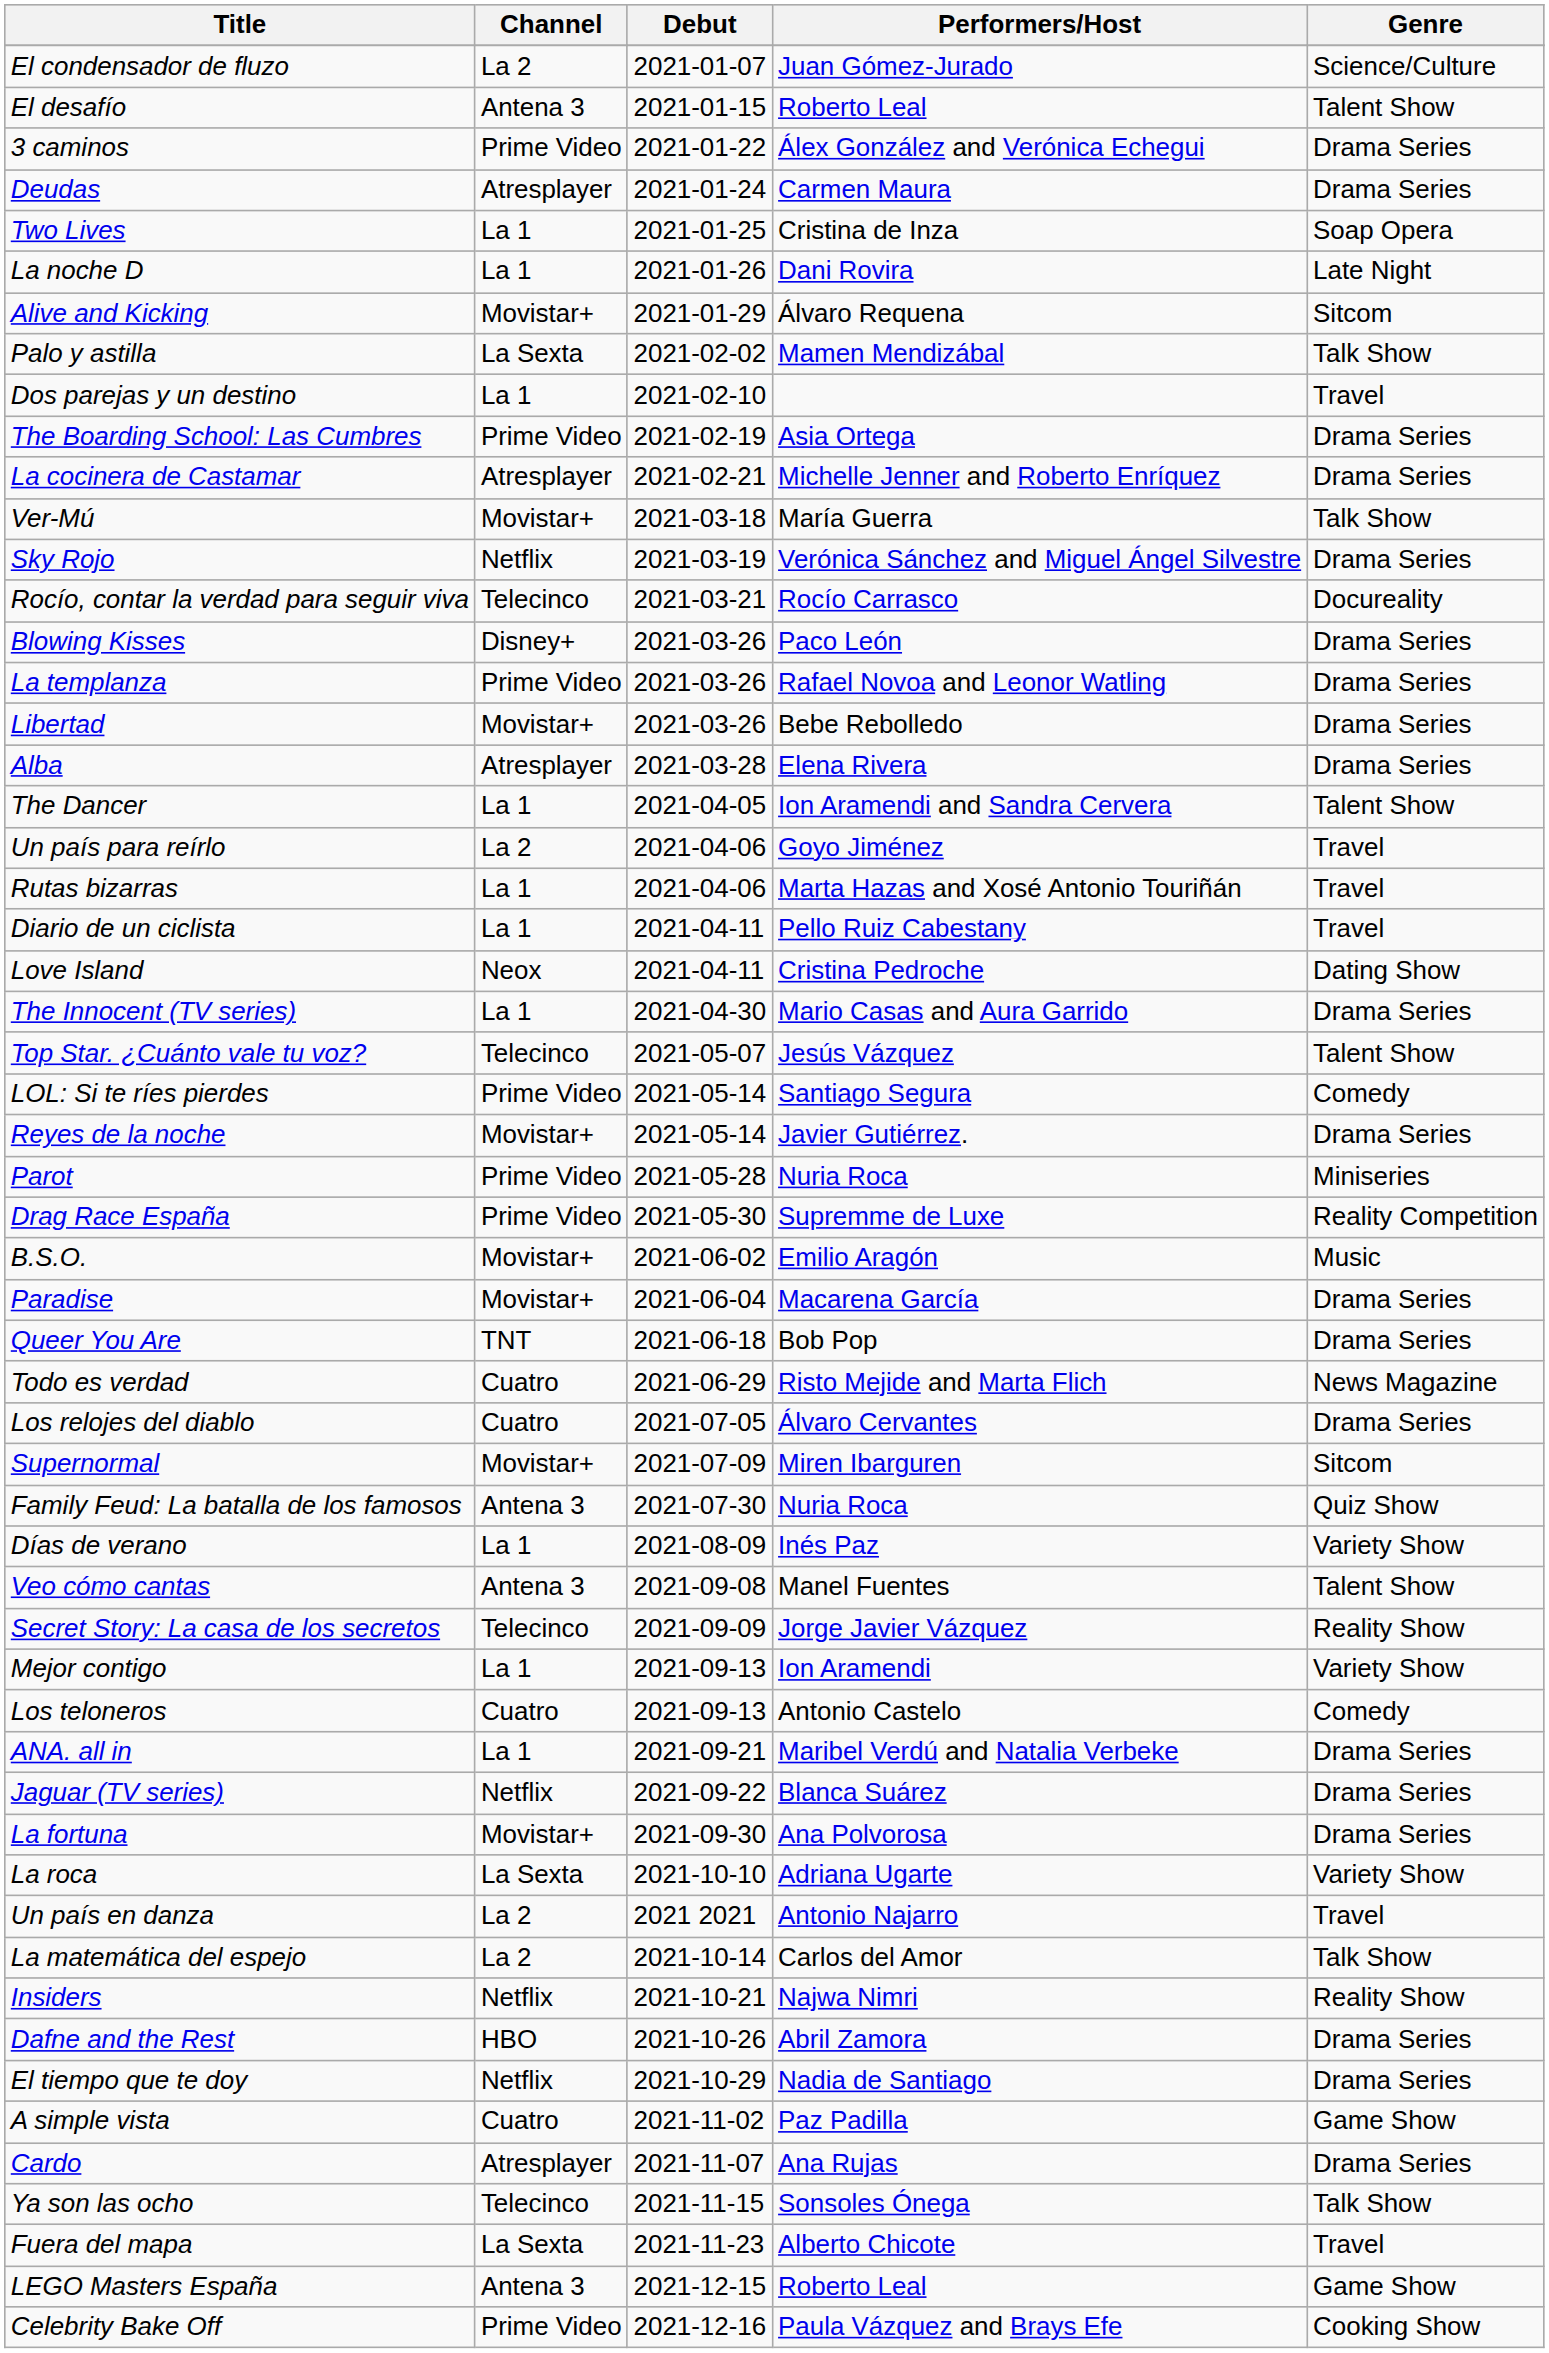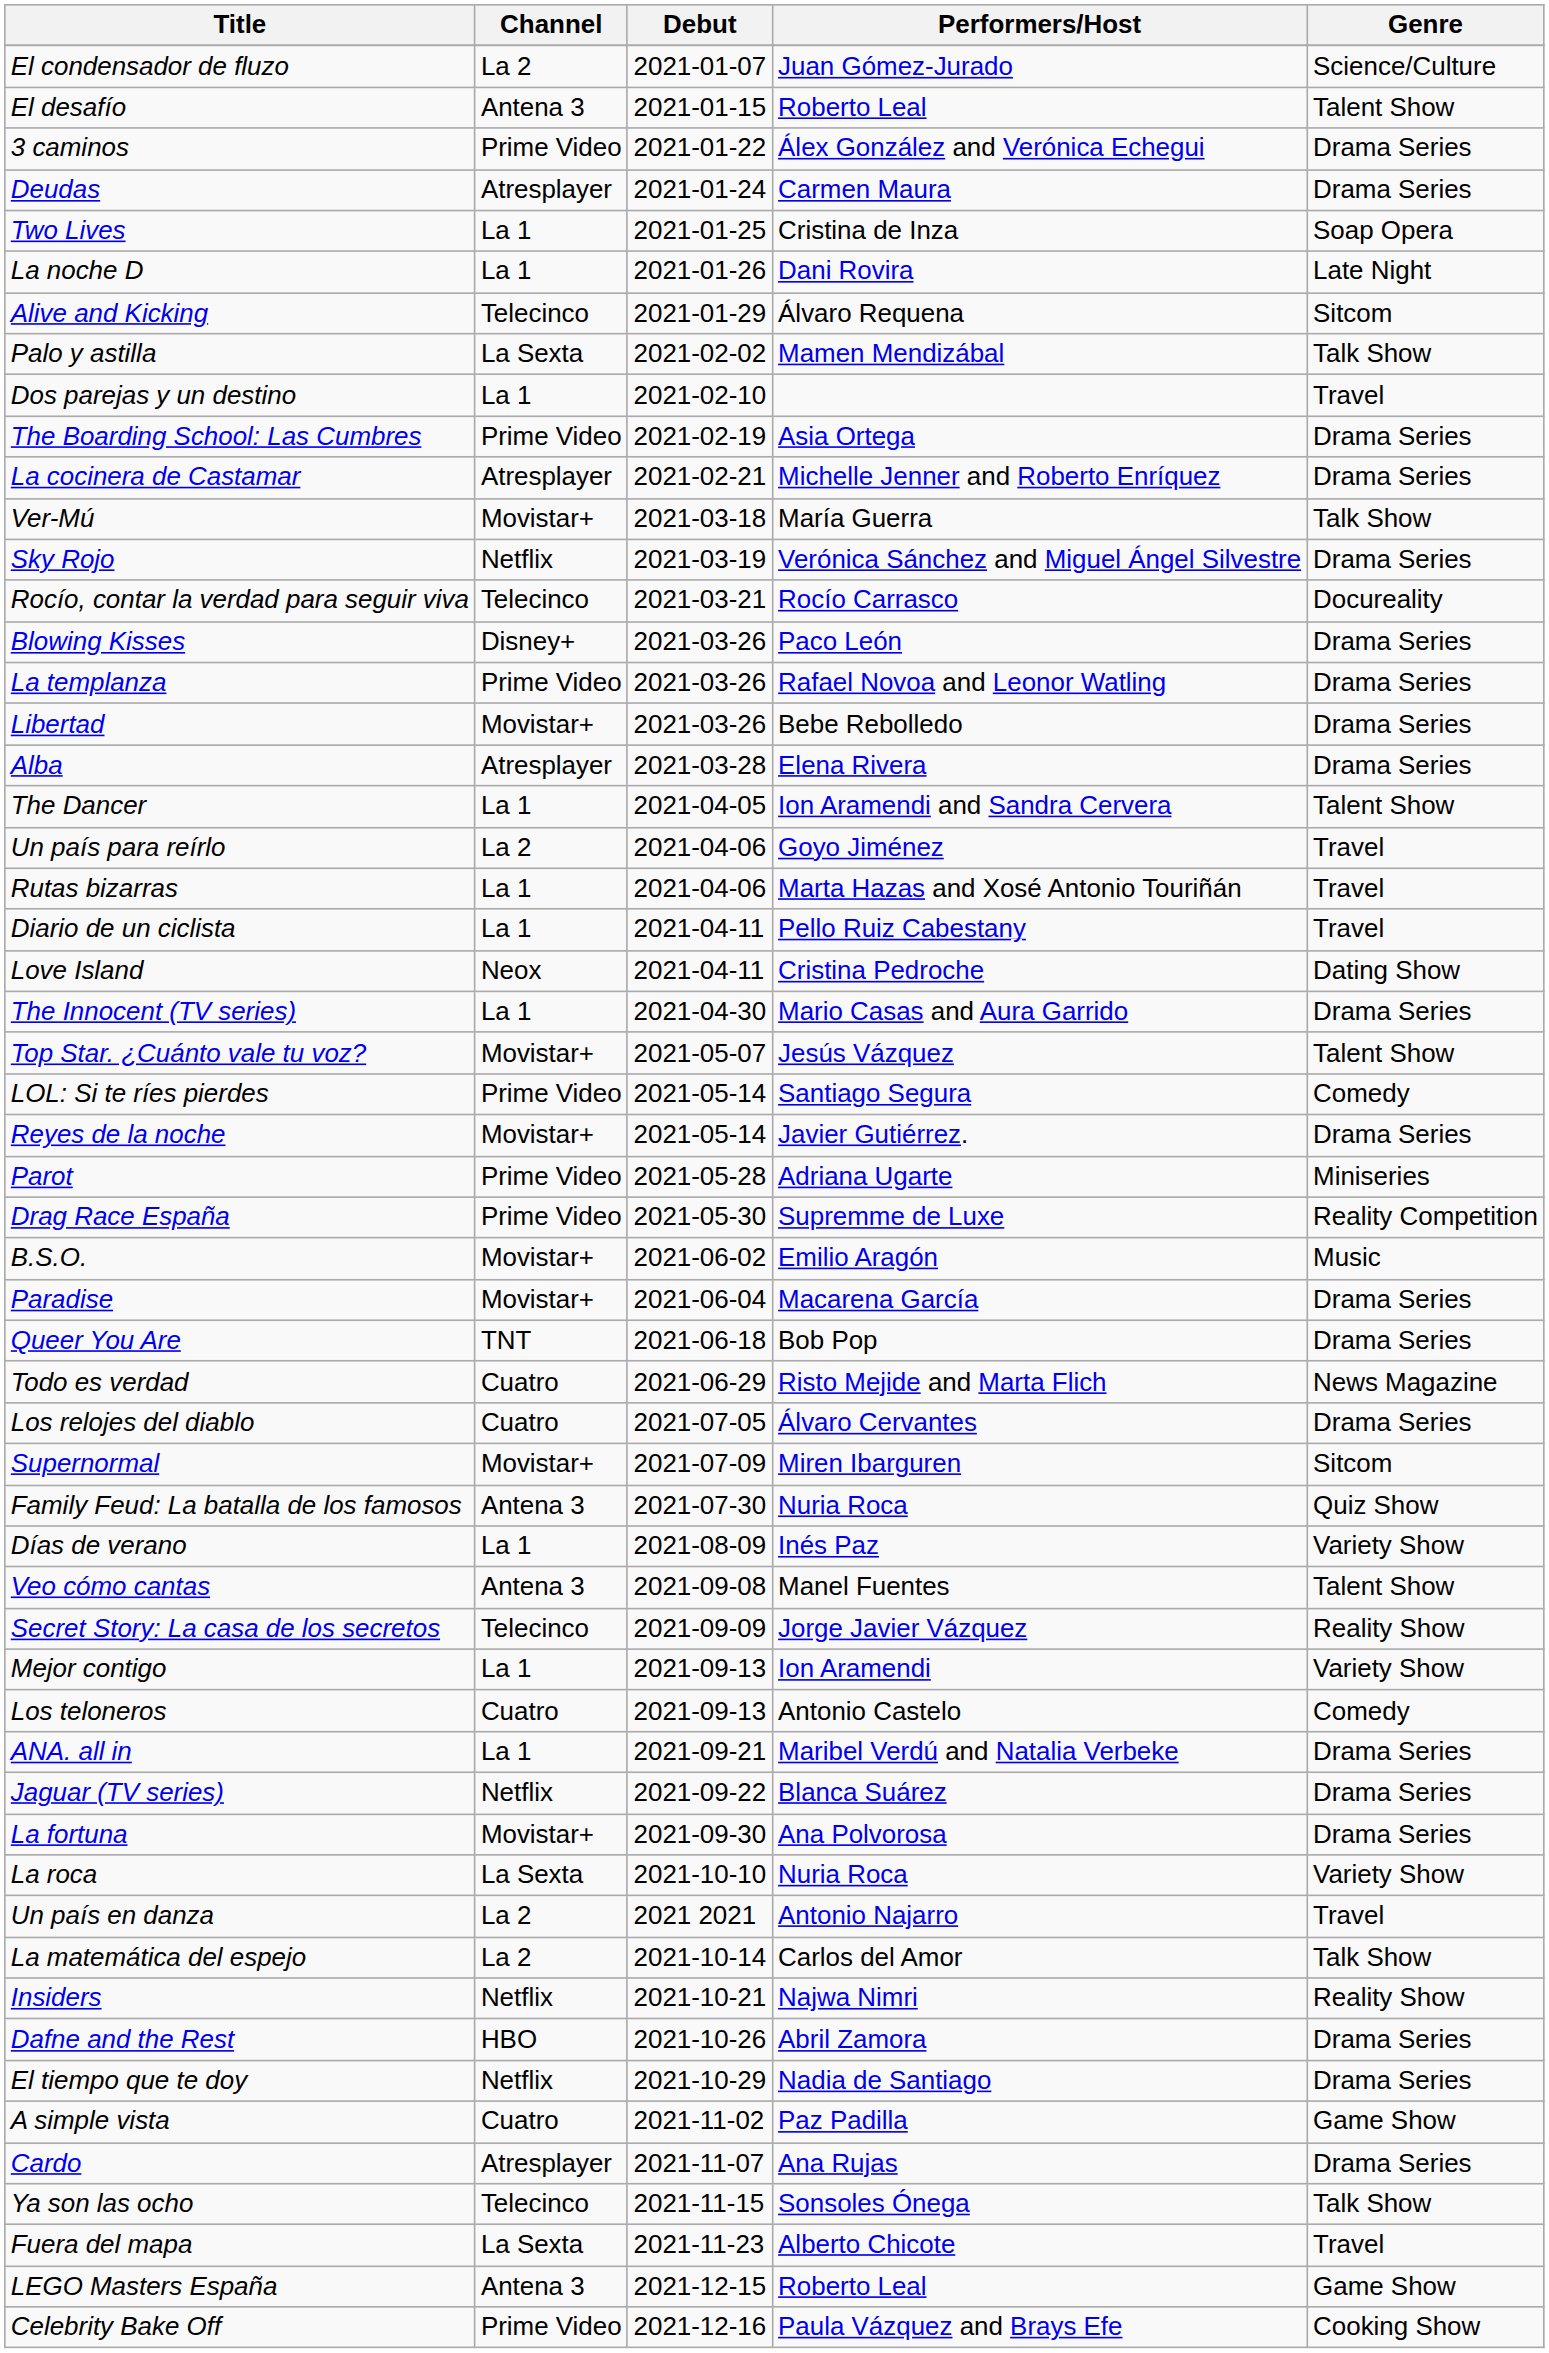(537, 312) Movistar+ -> (535, 312) Telecinco
(535, 1052) Telecinco -> (537, 1052) Movistar+
(843, 1176) Nuria Roca -> (865, 1176) Adriana Ugarte
(865, 1874) Adriana Ugarte -> (843, 1874) Nuria Roca
